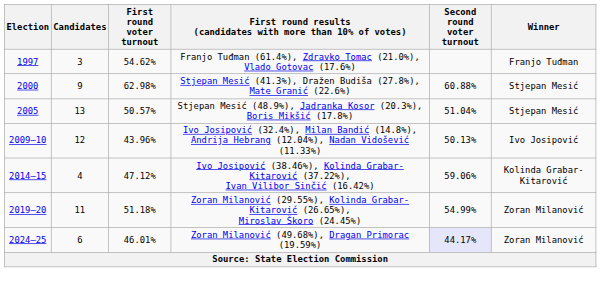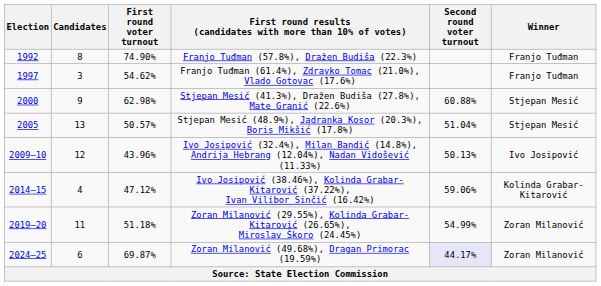+ row: (300, 57)
(140, 240) 46.01% -> (140, 254) 69.87%
